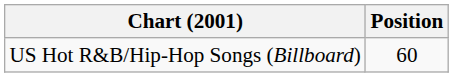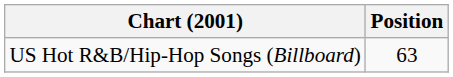(407, 54) 60 -> (407, 54) 63
